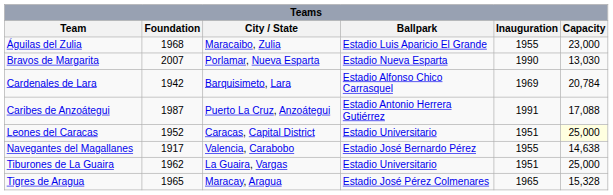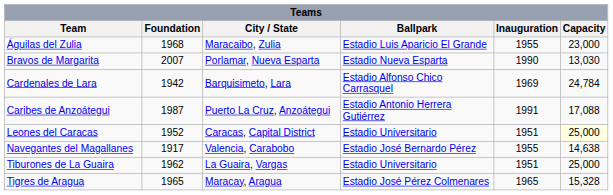(584, 83) 20,784 -> (584, 83) 24,784
